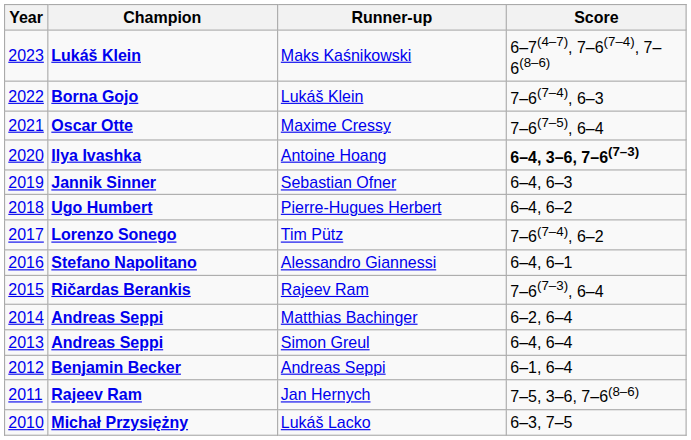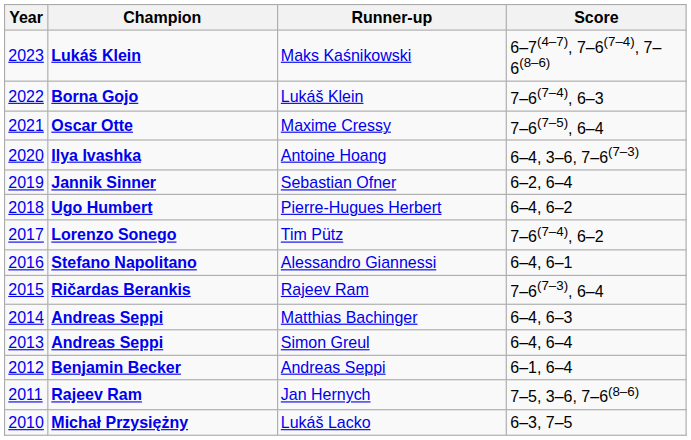(575, 155) bold -> (575, 155) normal
(541, 183) 6–4, 6–3 -> (541, 183) 6–2, 6–4
(541, 317) 6–2, 6–4 -> (541, 317) 6–4, 6–3
